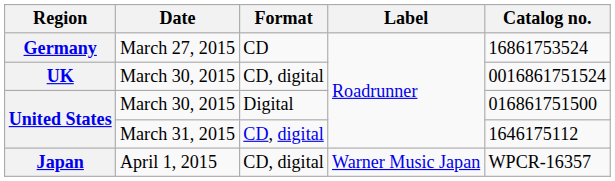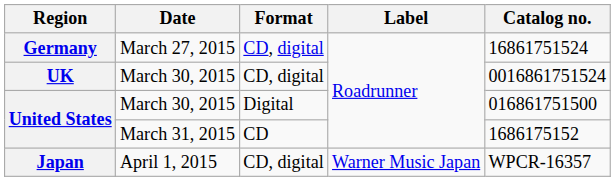(256, 47) CD -> (284, 47) CD, digital
(538, 47) 16861753524 -> (538, 47) 16861751524
(284, 133) CD, digital -> (256, 133) CD
(533, 133) 1646175112 -> (534, 133) 1686175152
